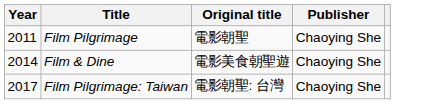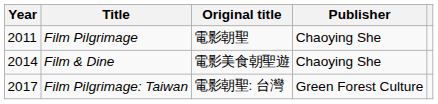(338, 86) Chaoying She -> (360, 86) Green Forest Culture
